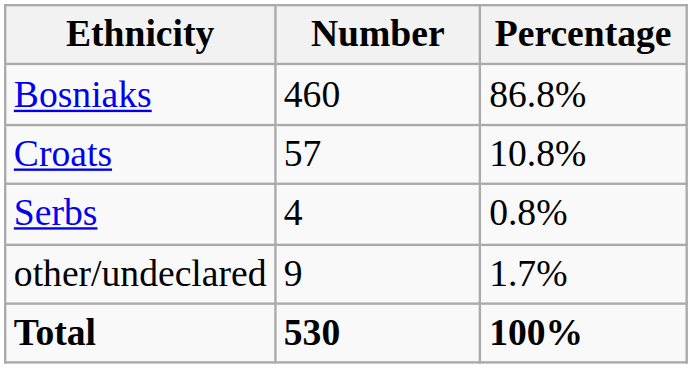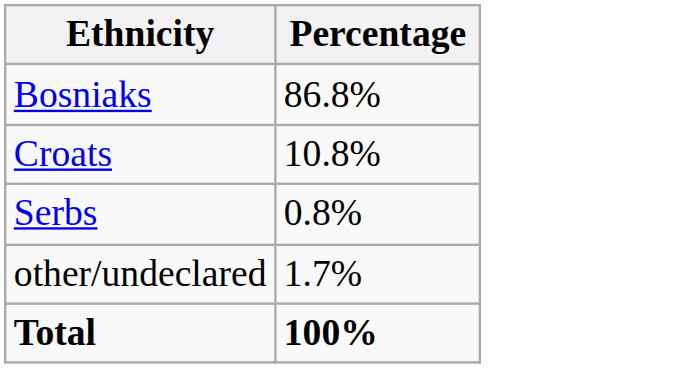- column: (378, 34)
